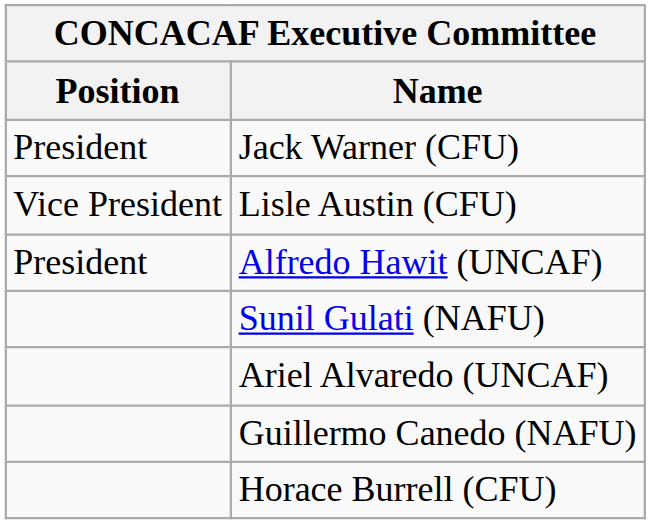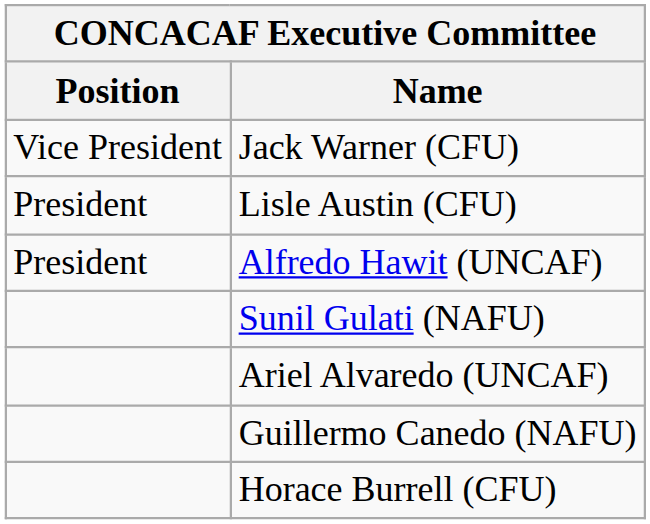(80, 147) President -> (118, 147) Vice President
(118, 204) Vice President -> (80, 204) President
